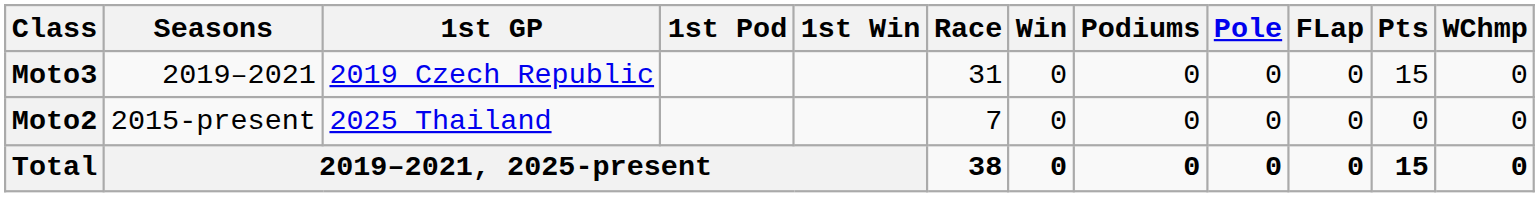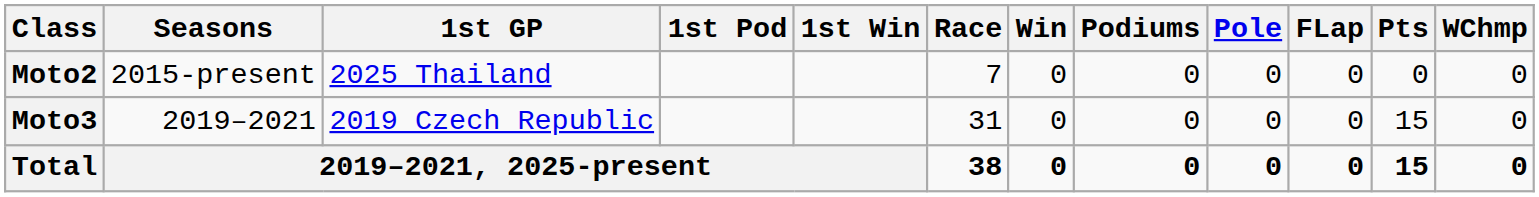rows swapped: (55, 75) <-> (55, 121)
